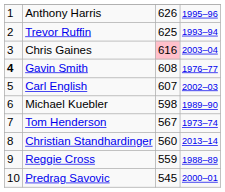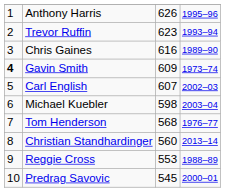(168, 31) 625 -> (168, 31) 623
(168, 50) pink background -> (168, 50) no background
(200, 50) 2003–04 -> (200, 50) 1989–90
(168, 68) 608 -> (168, 68) 609
(200, 68) 1976–77 -> (200, 68) 1973–74
(200, 105) 1989–90 -> (200, 105) 2003–04
(168, 123) 567 -> (168, 123) 568
(200, 123) 1973–74 -> (200, 123) 1976–77
(168, 159) 559 -> (168, 159) 553
